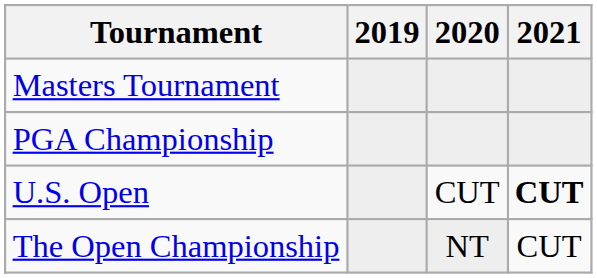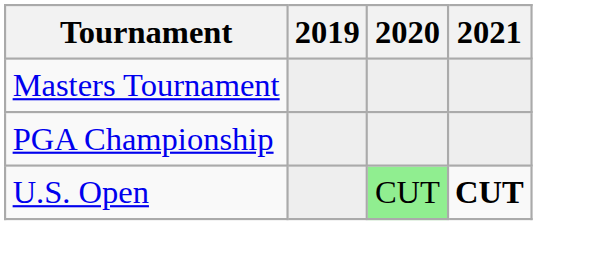(467, 192) no background -> (407, 192) lightgreen background
- row: (176, 246)
